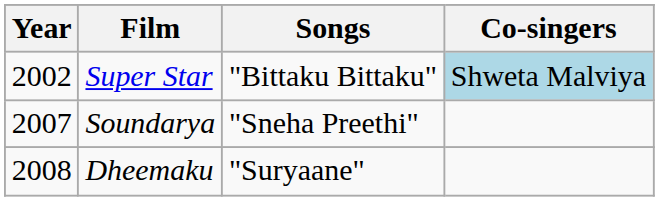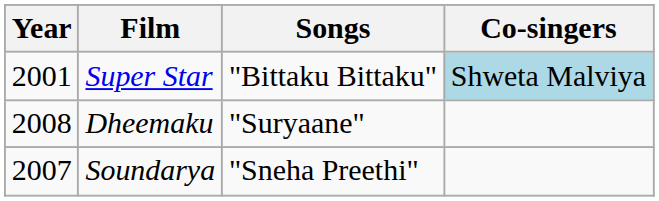(42, 75) 2002 -> (42, 75) 2001
rows swapped: (150, 123) <-> (149, 170)
